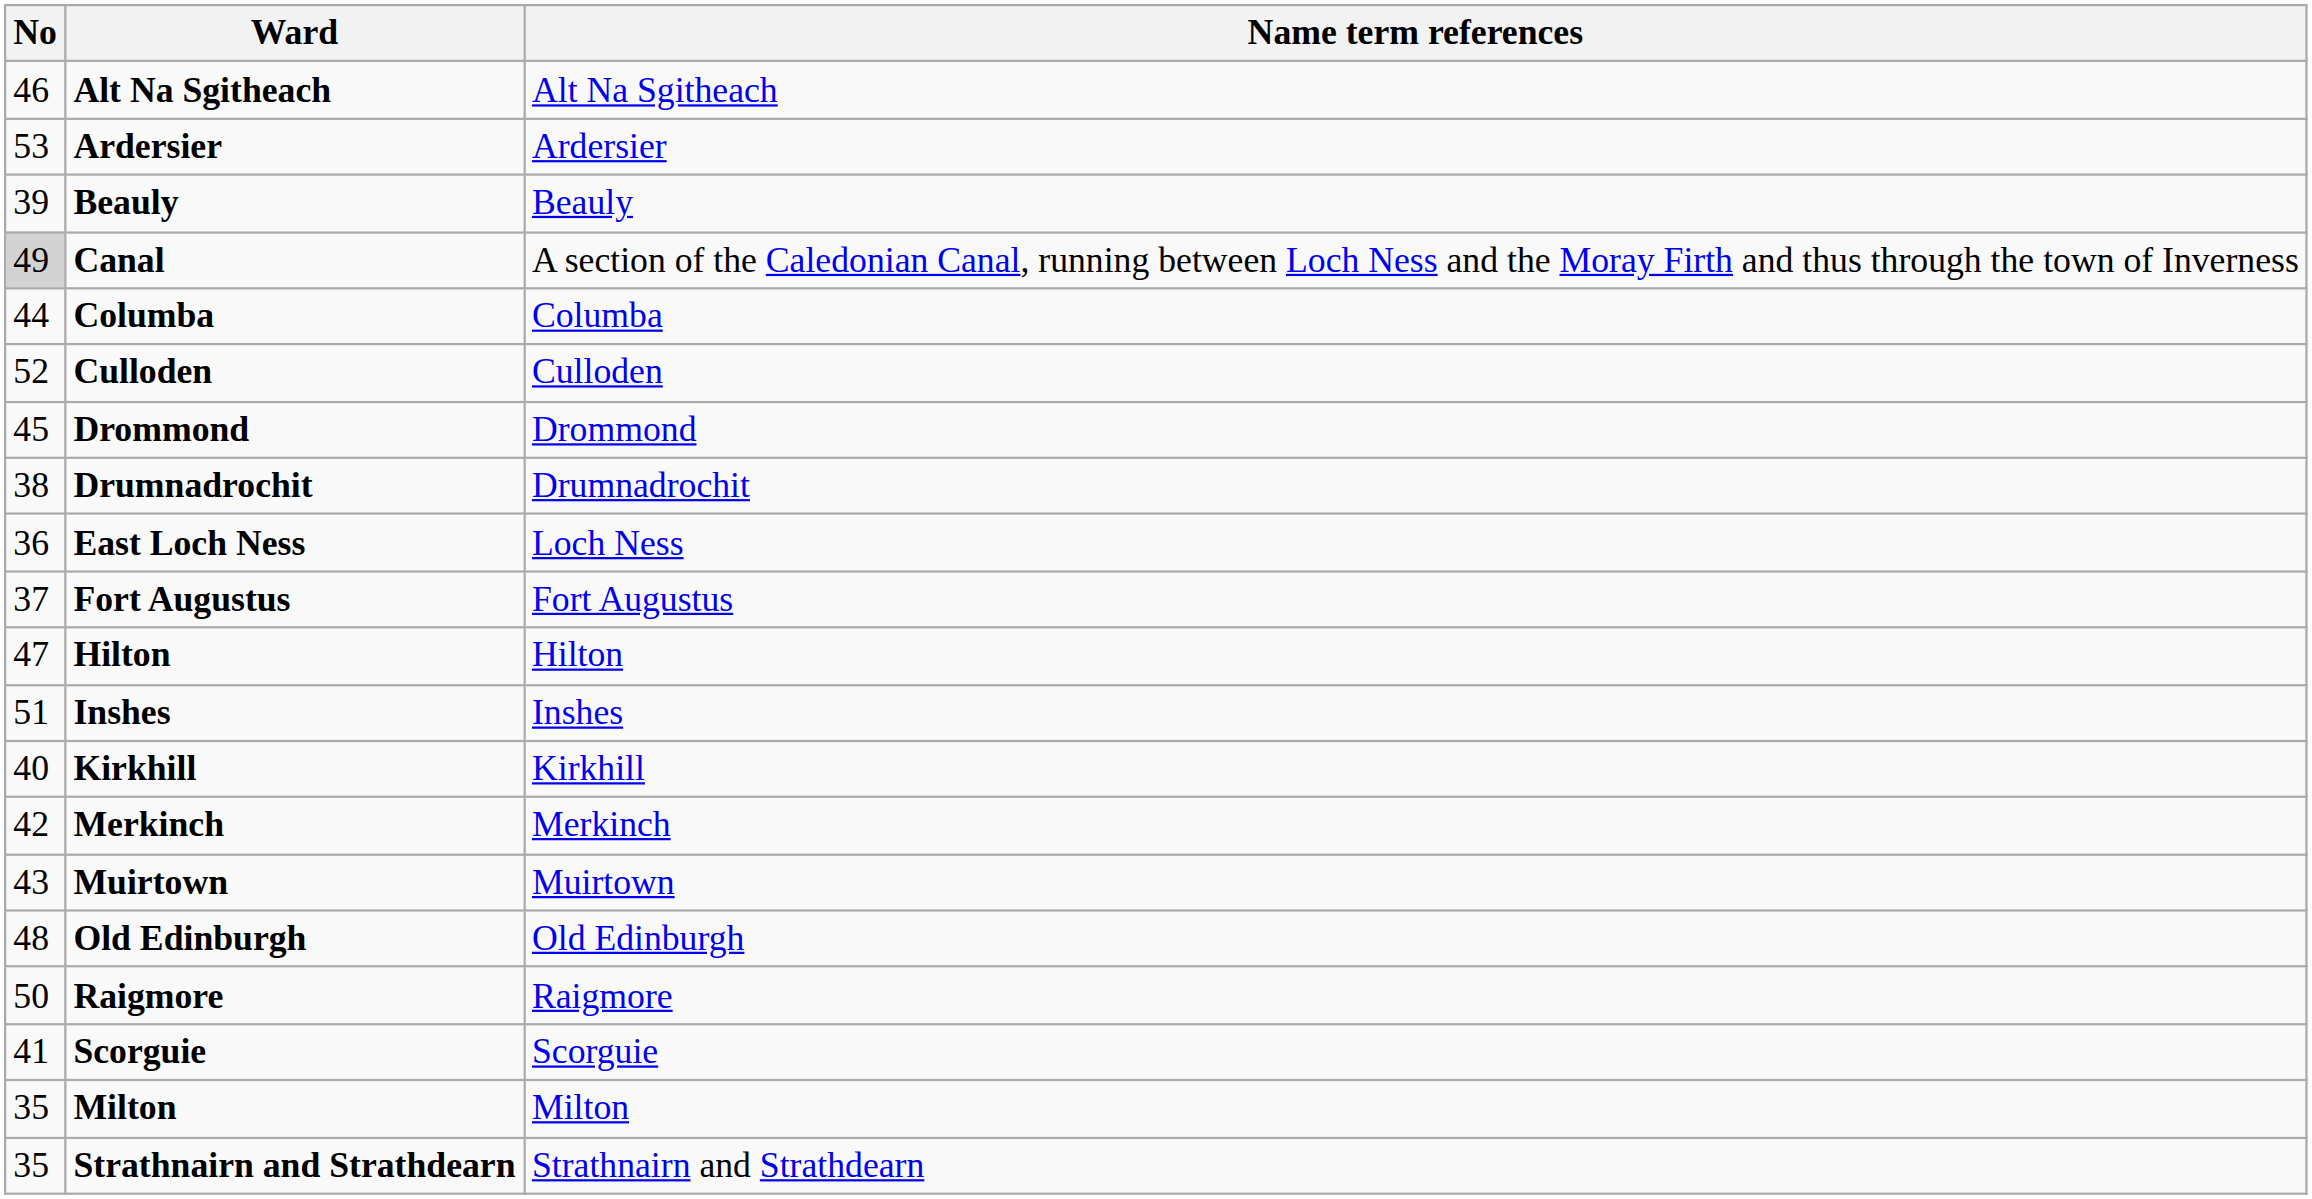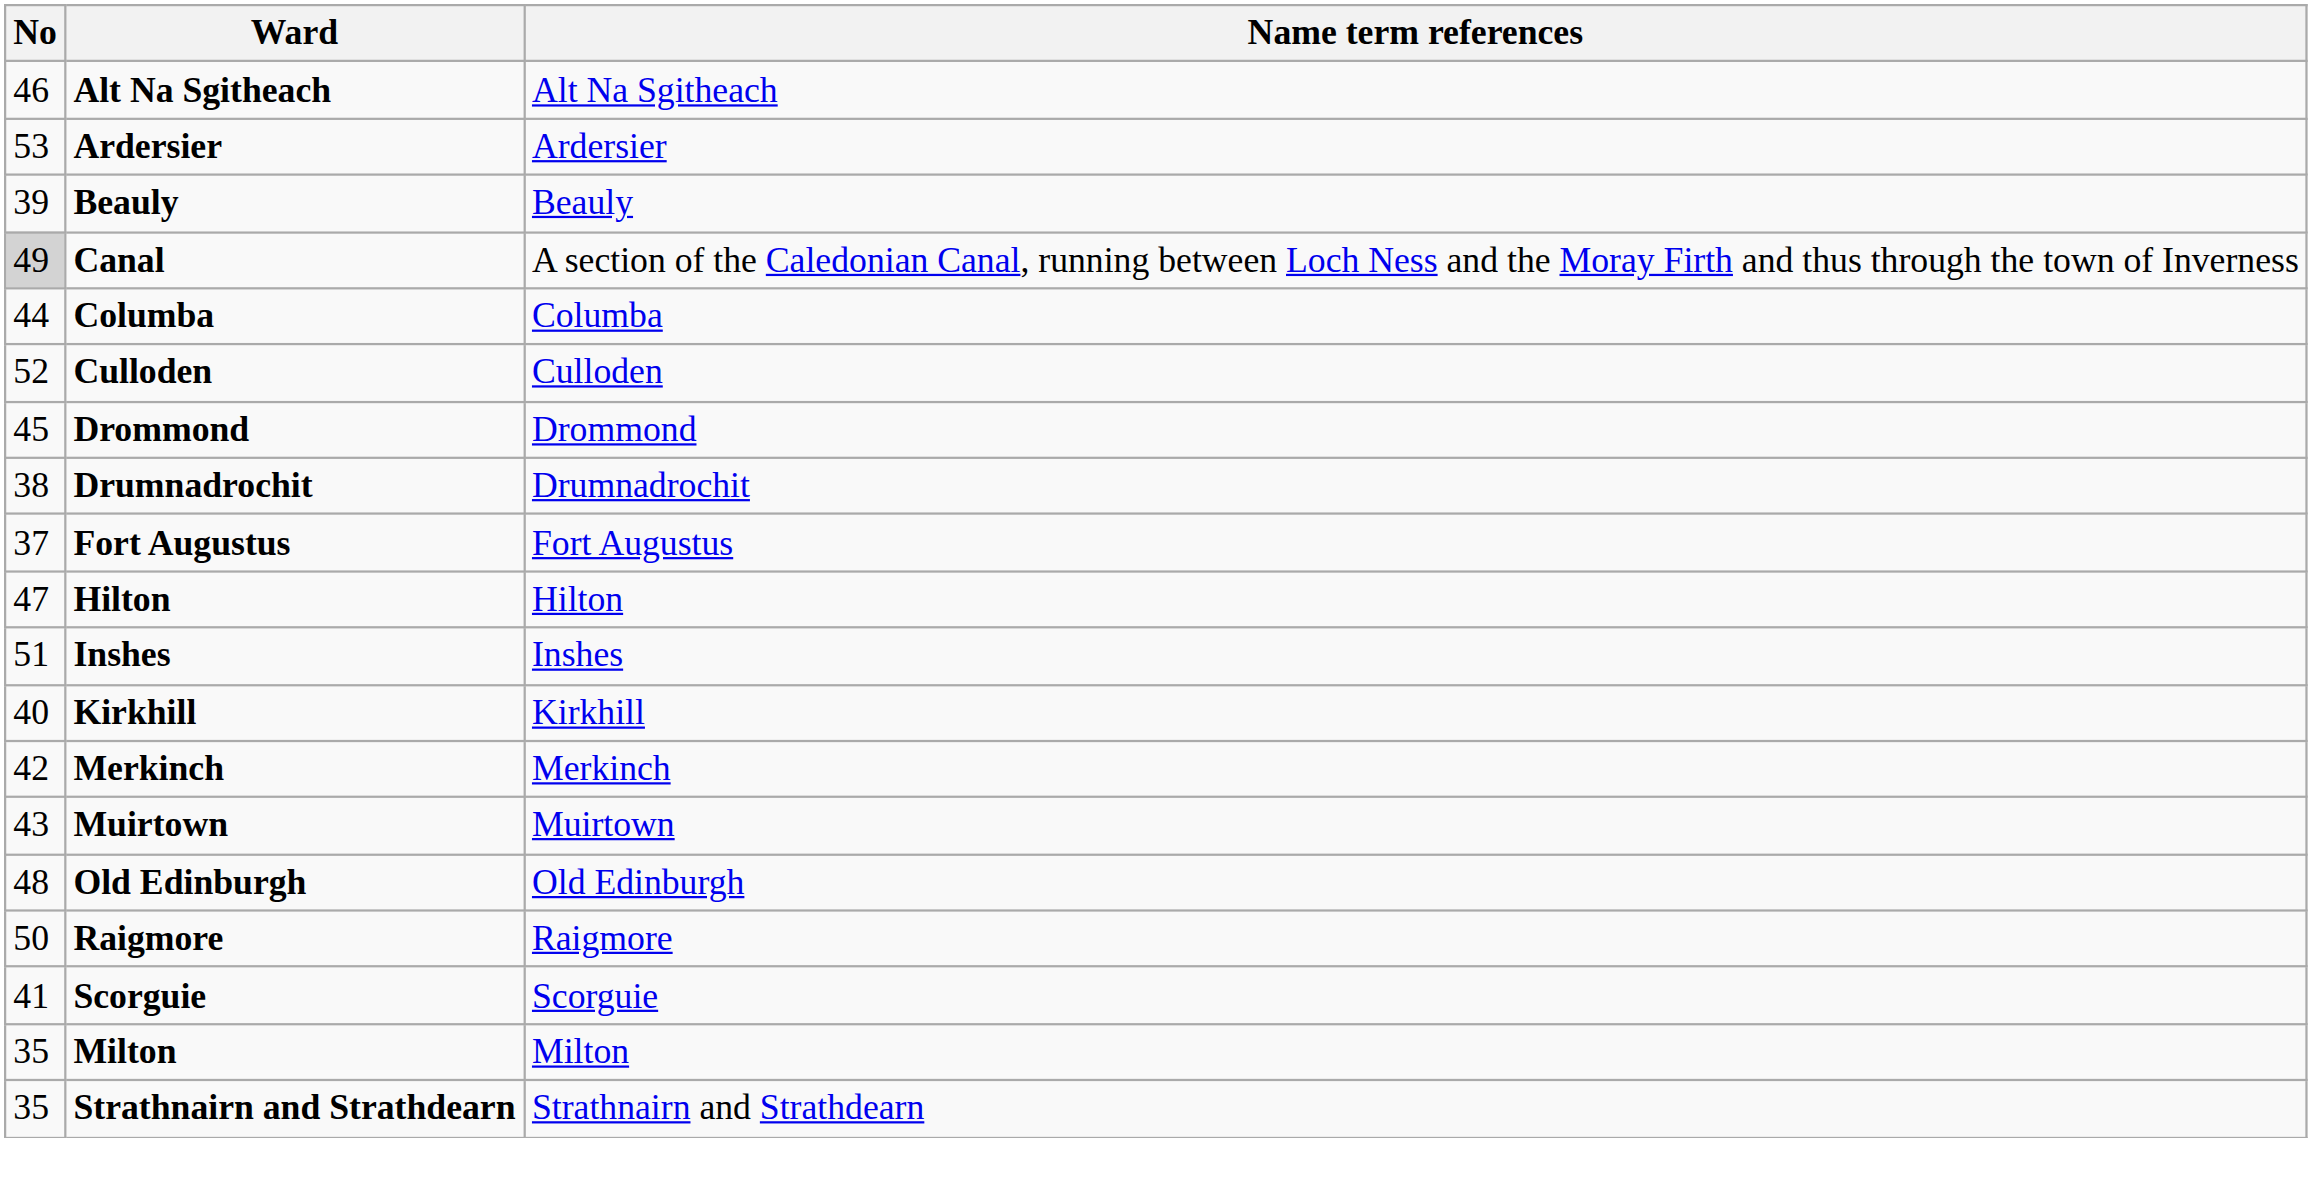- row: (189, 542)
